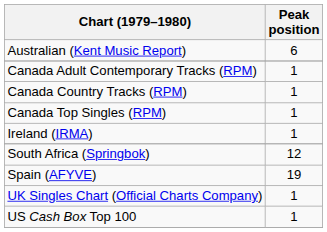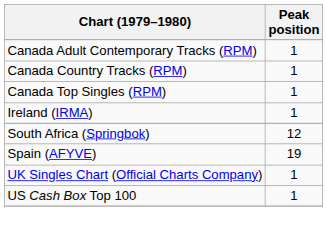- row: (97, 50)
